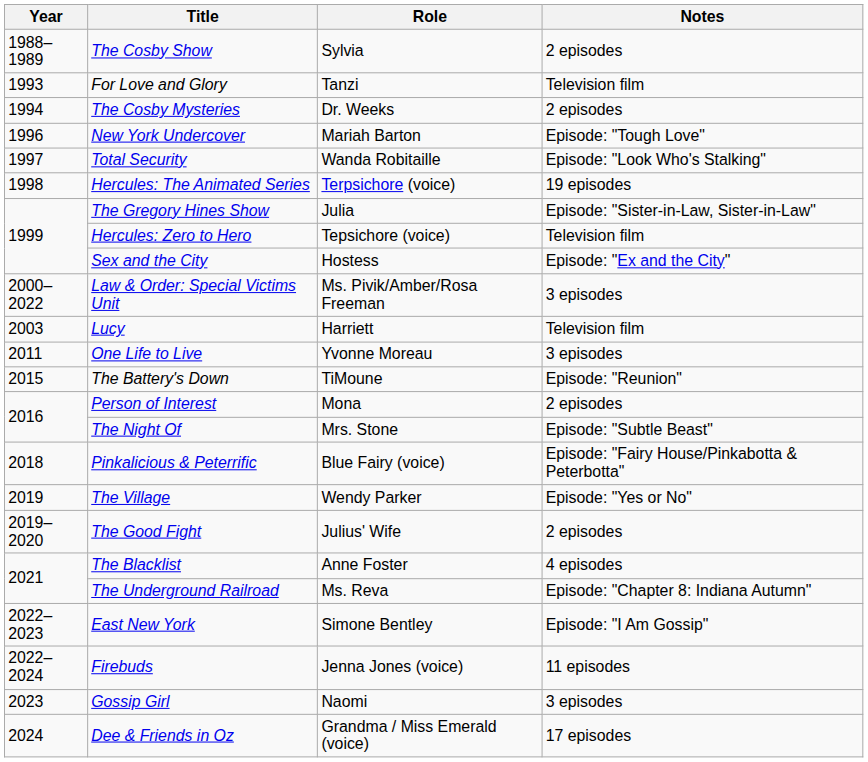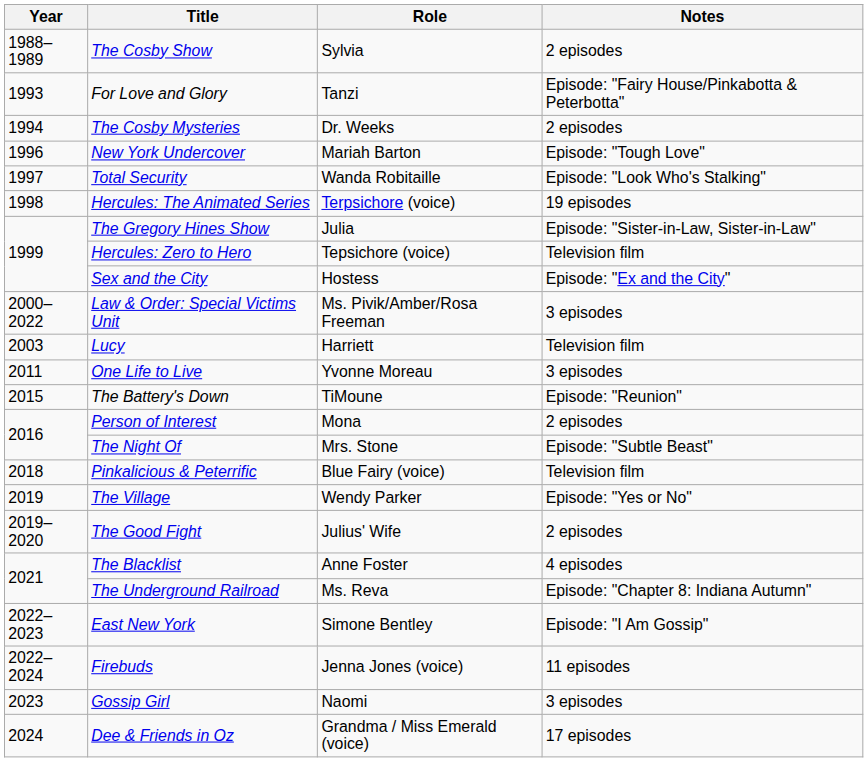(595, 85) Television film -> (671, 94) Episode: "Fairy House/Pinkabotta & Peterbotta"
(671, 463) Episode: "Fairy House/Pinkabotta & Peterbotta" -> (595, 472) Television film
